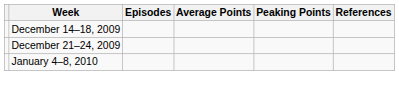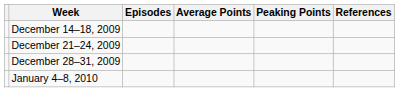+ row: (66, 62)
